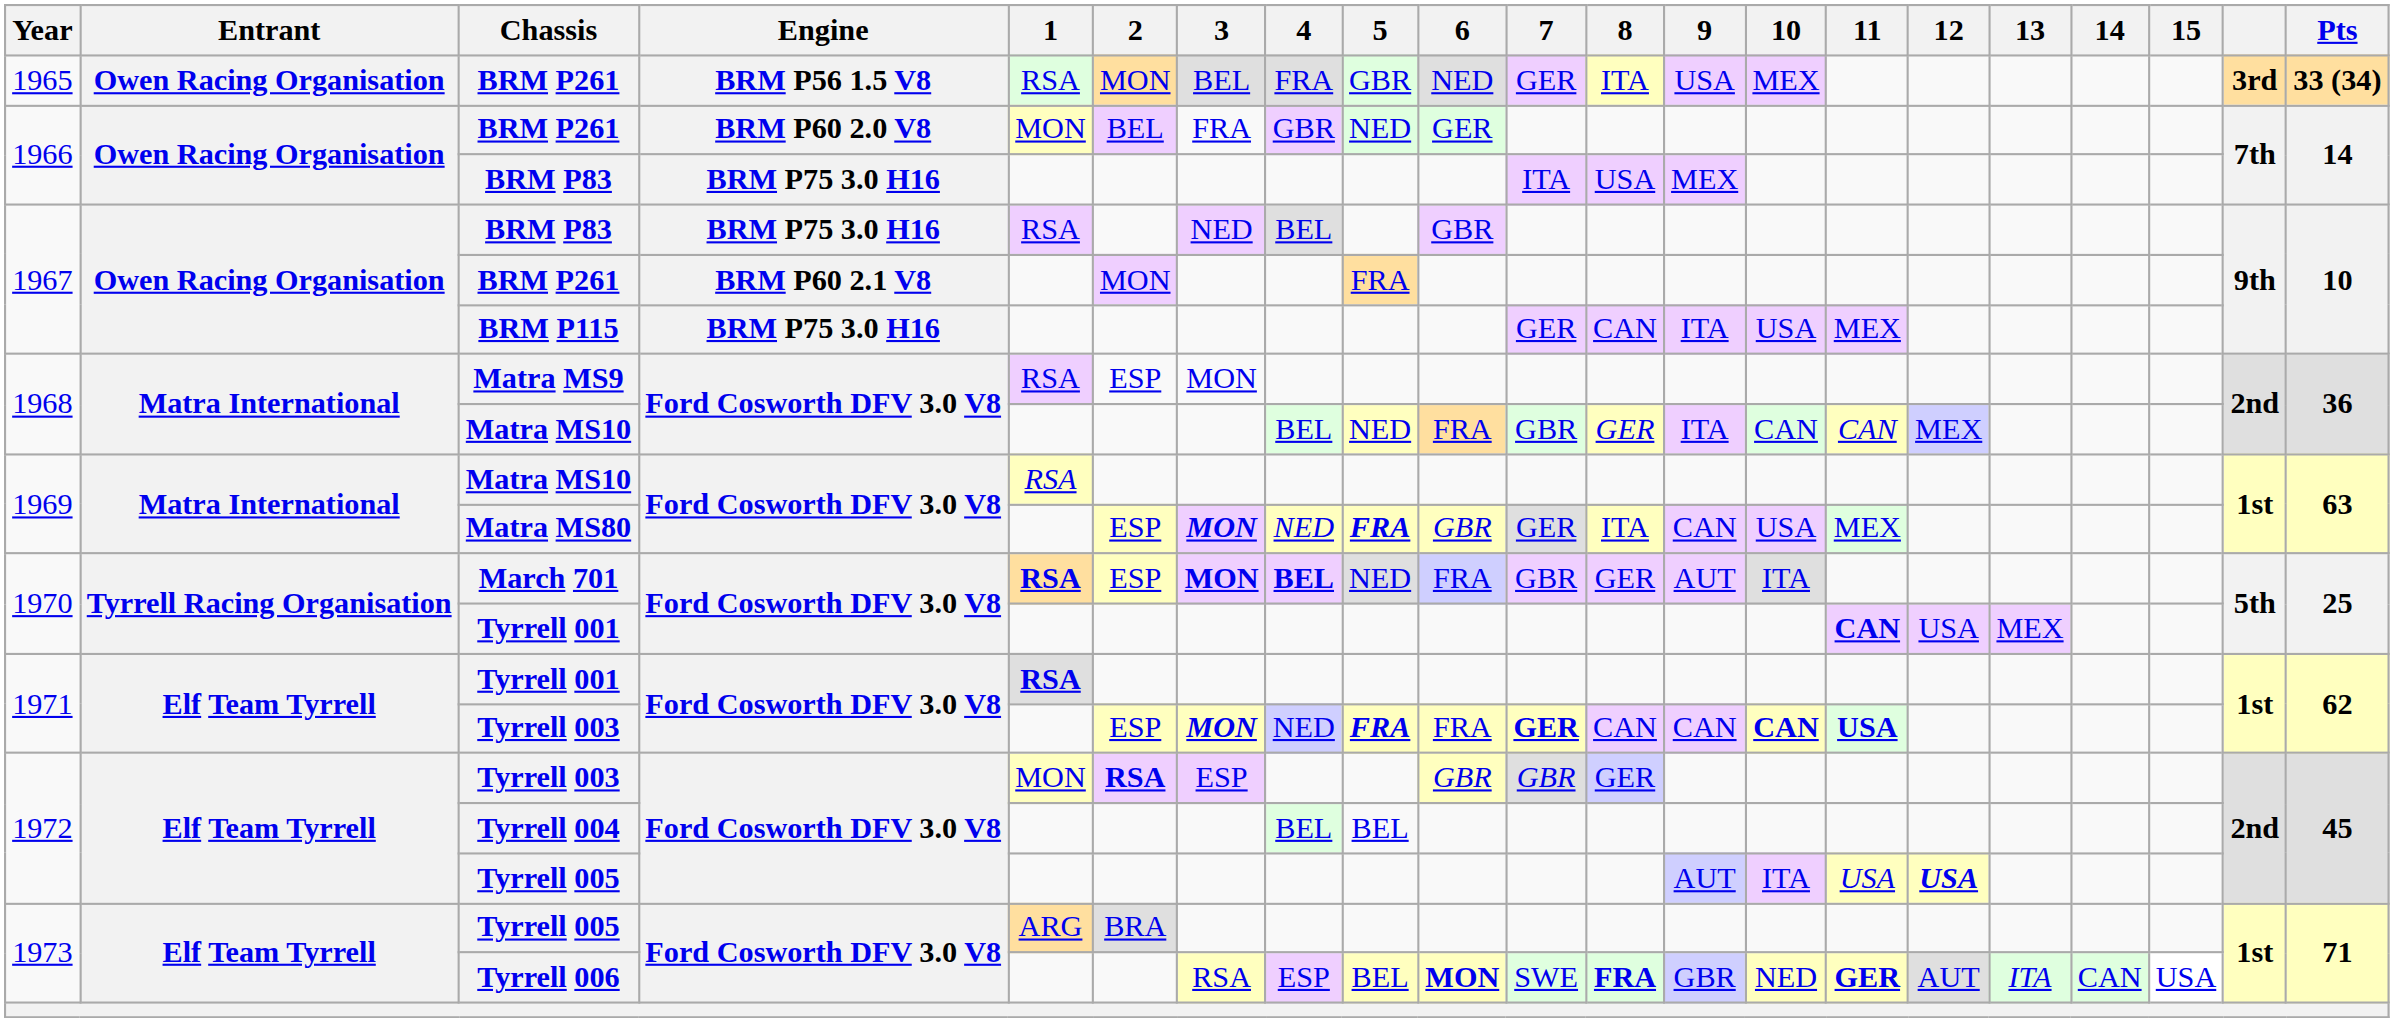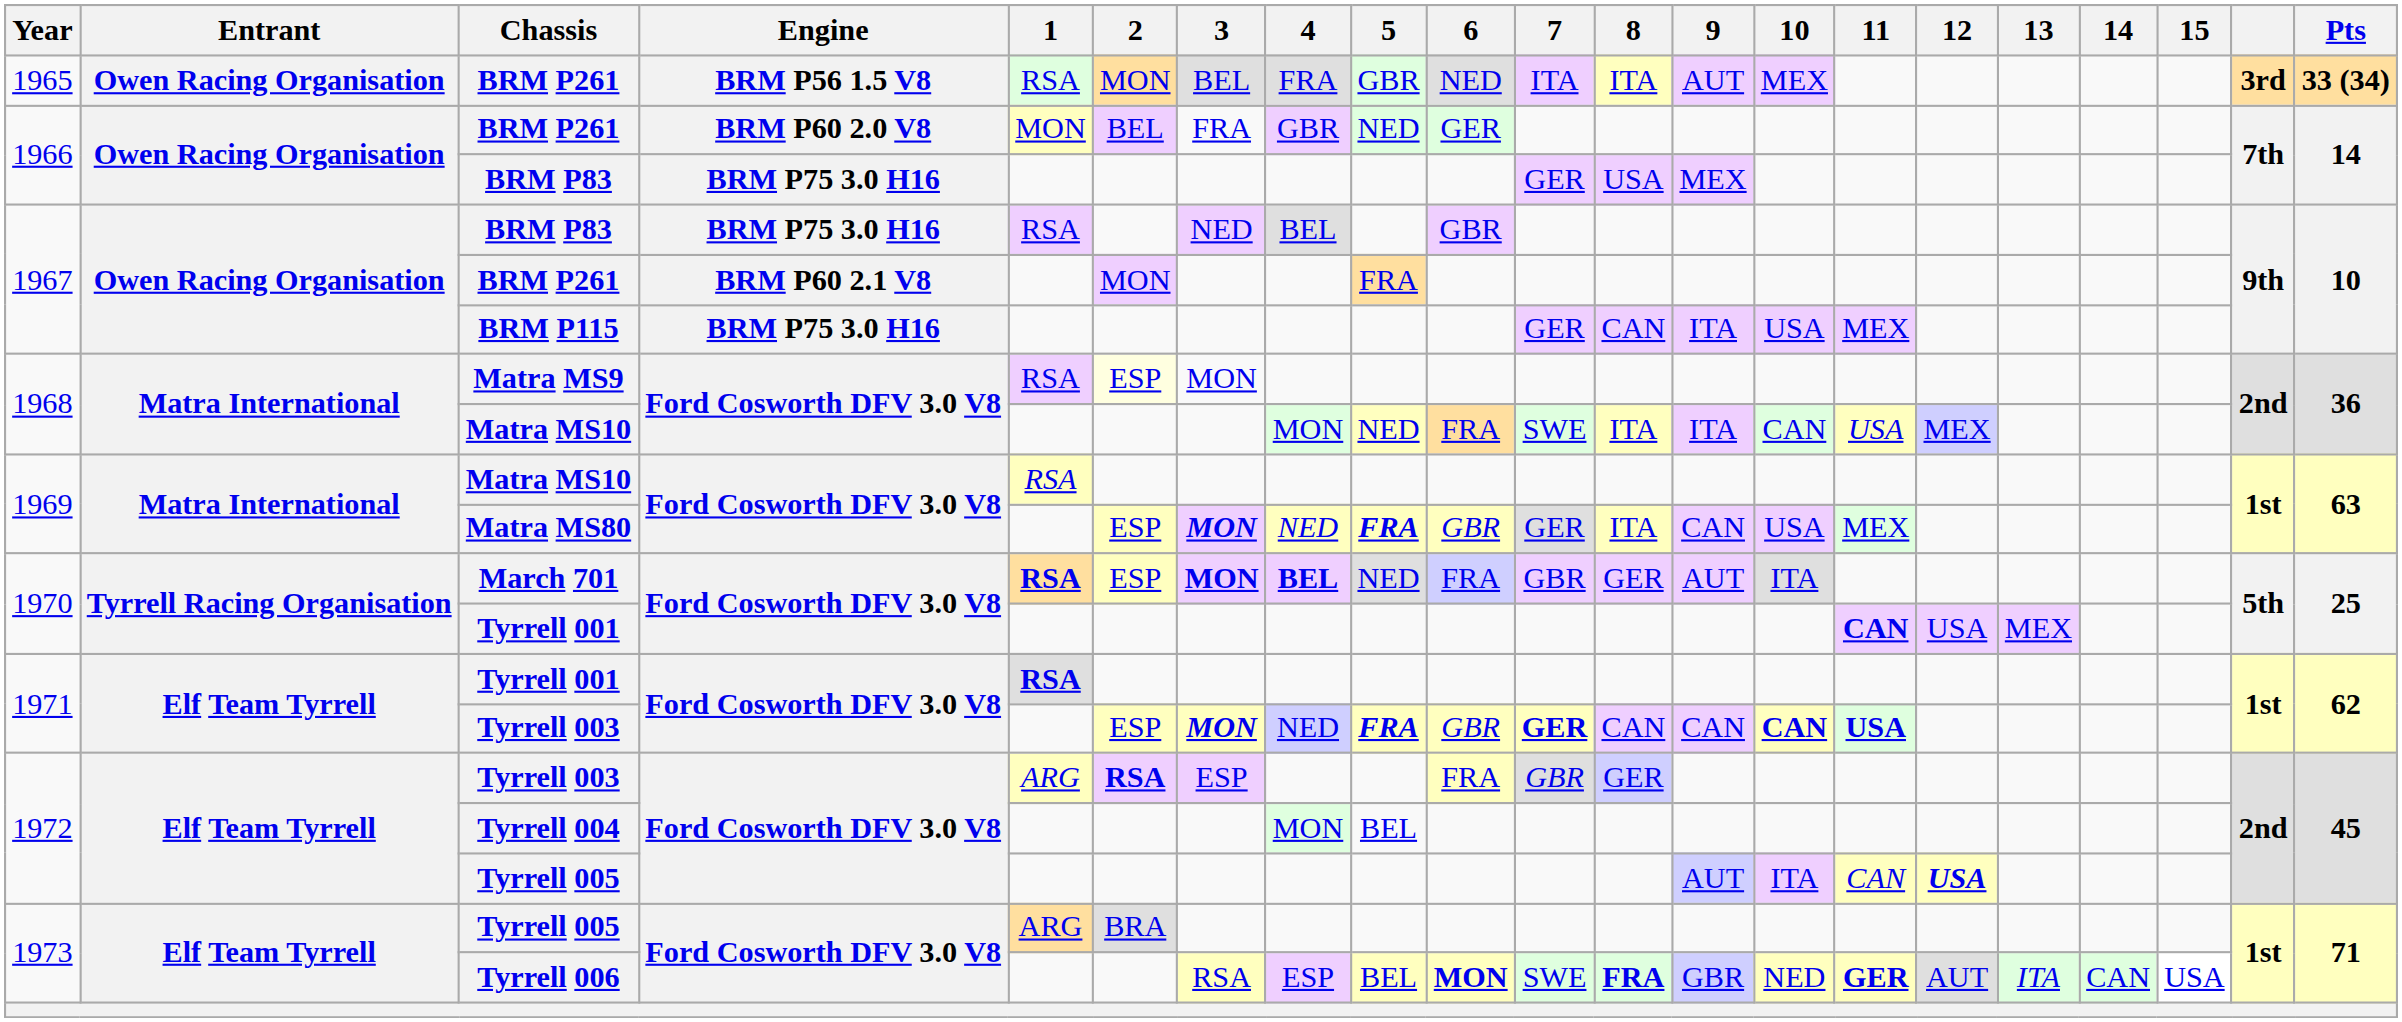(1546, 79) GER -> (1555, 79) ITA
(1705, 79) USA -> (1713, 79) AUT
(1546, 179) ITA -> (1555, 179) GER
(1135, 378) no background -> (1135, 378) lightyellow background
(1304, 428) BEL -> (1308, 428) MON
(1546, 428) GBR -> (1555, 428) SWE
(1625, 428) GER -> (1633, 428) ITA
(1867, 428) CAN -> (1876, 428) USA
(1462, 728) FRA -> (1471, 728) GBR
(1051, 777) MON -> (1051, 777) ARG
(1462, 777) GBR -> (1471, 777) FRA
(1304, 827) BEL -> (1308, 827) MON
(1867, 877) USA -> (1876, 877) CAN
